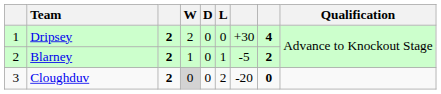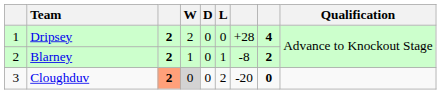(244, 36) +30 -> (244, 36) +28
(244, 57) -5 -> (244, 57) -8
(169, 78) no background -> (169, 78) lightsalmon background
